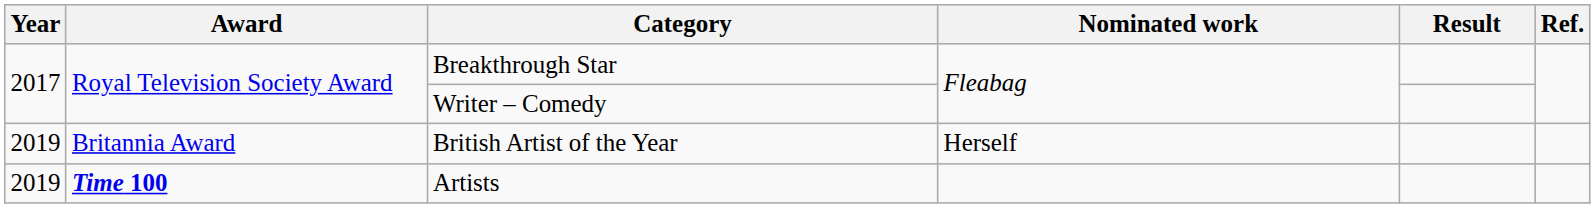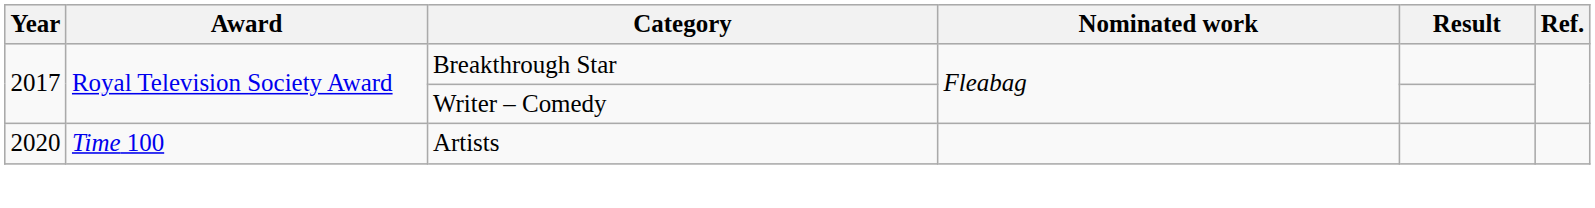- row: (555, 143)
(35, 182) 2019 -> (35, 143) 2020
(120, 182) bold -> (118, 143) normal
